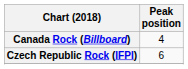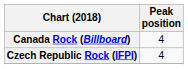(161, 55) 6 -> (161, 55) 4
